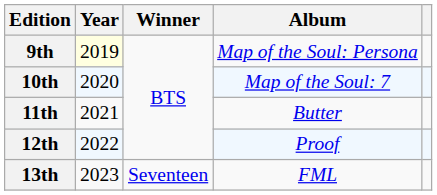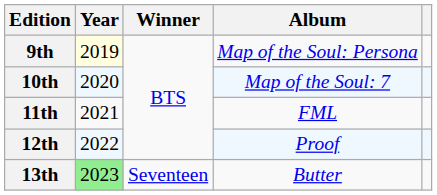(317, 112) Butter -> (317, 112) FML
(99, 174) no background -> (99, 174) lightgreen background
(317, 174) FML -> (317, 174) Butter
